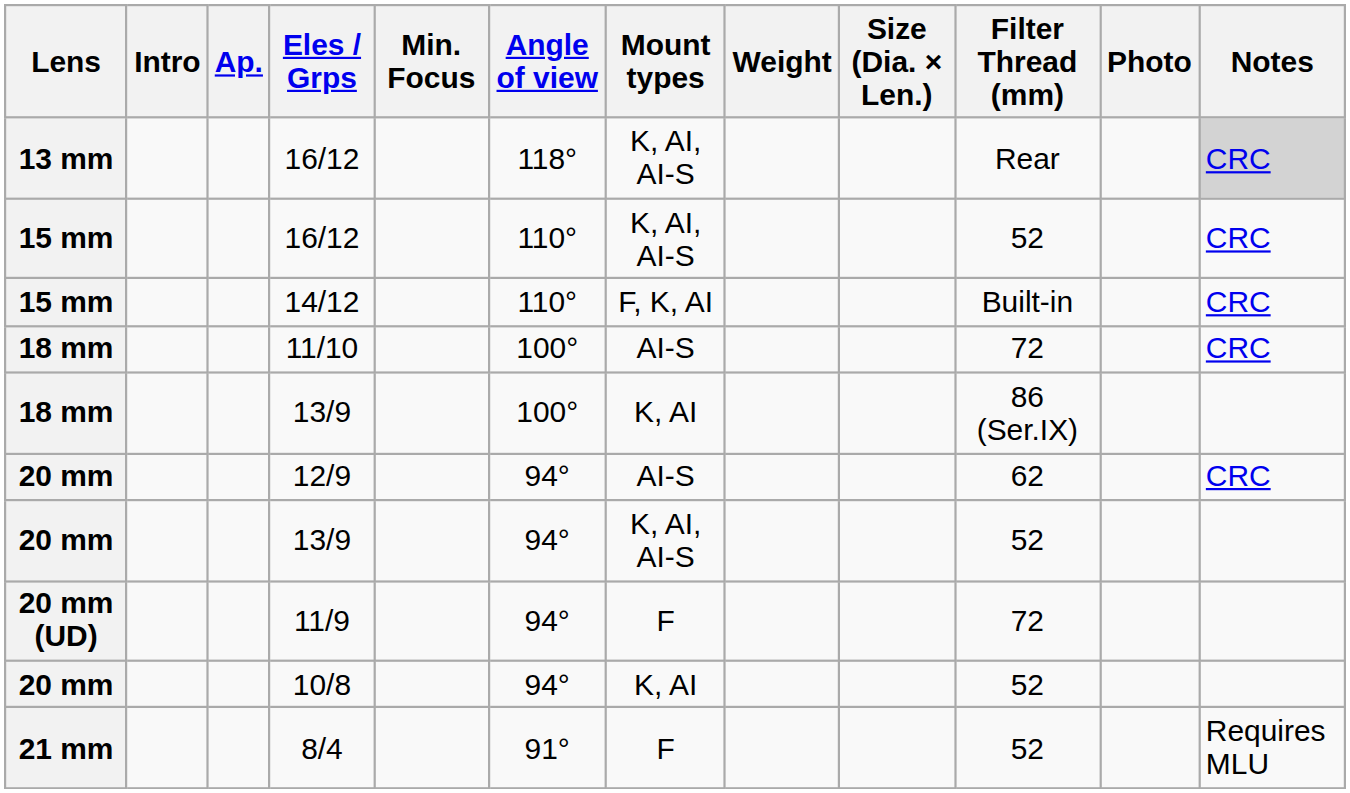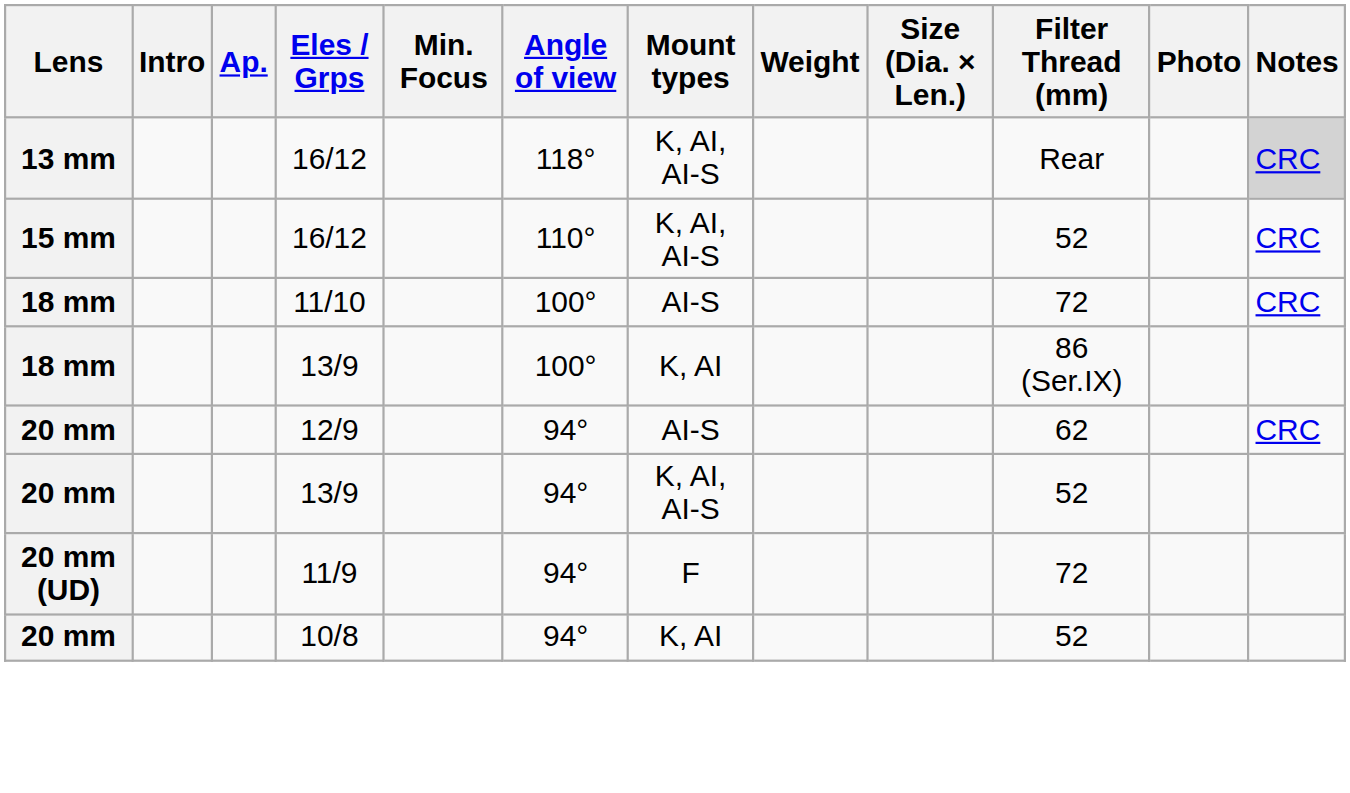- row: (66, 302)
- row: (66, 747)
